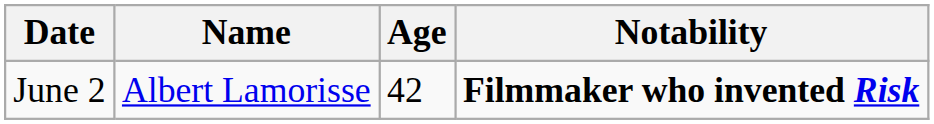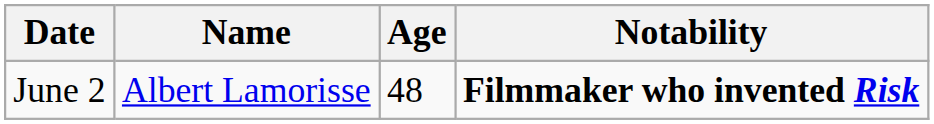(405, 89) 42 -> (405, 89) 48
